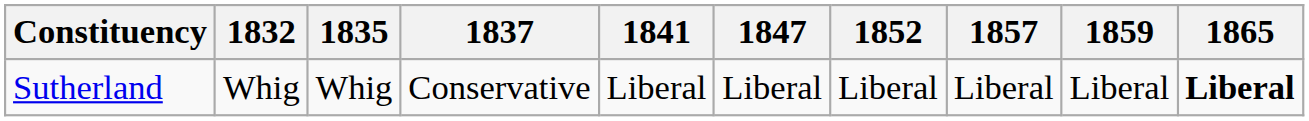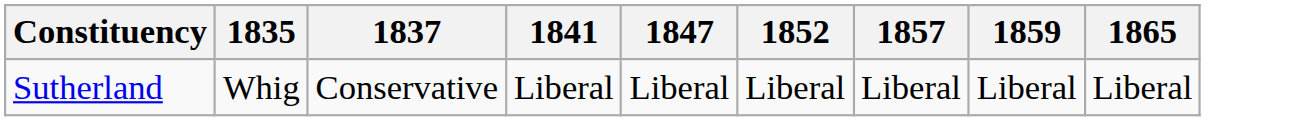- column: (261, 31)
(1240, 86) bold -> (1142, 86) normal
